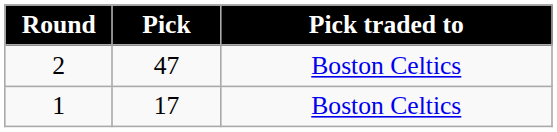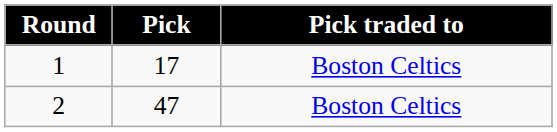rows swapped: (59, 106) <-> (59, 65)
